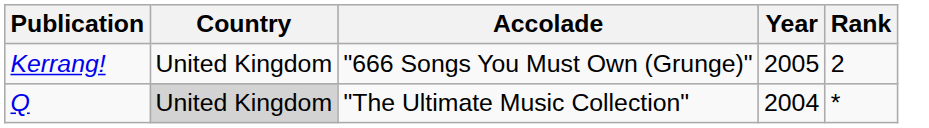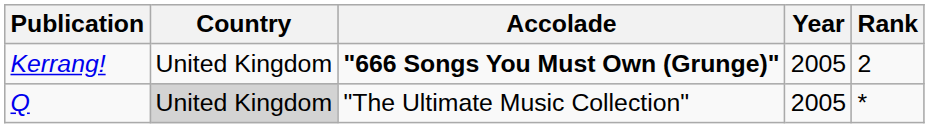(548, 63) normal -> (561, 63) bold
(792, 102) 2004 -> (818, 102) 2005
